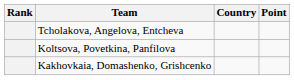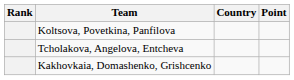rows swapped: (111, 30) <-> (106, 48)
